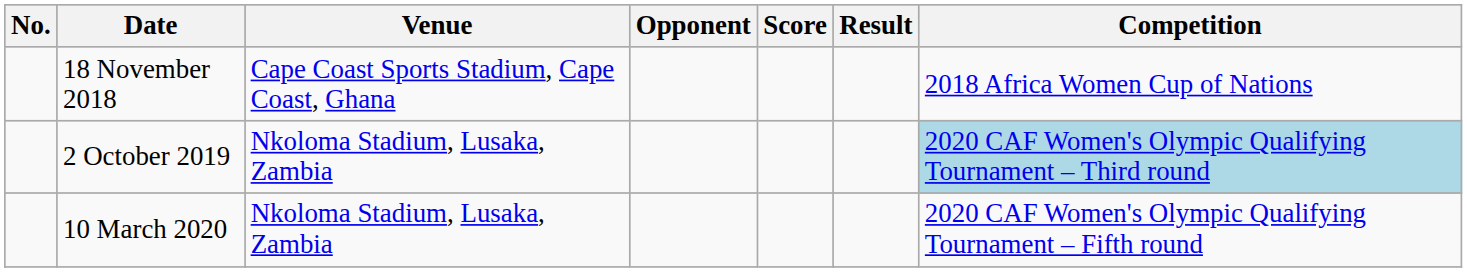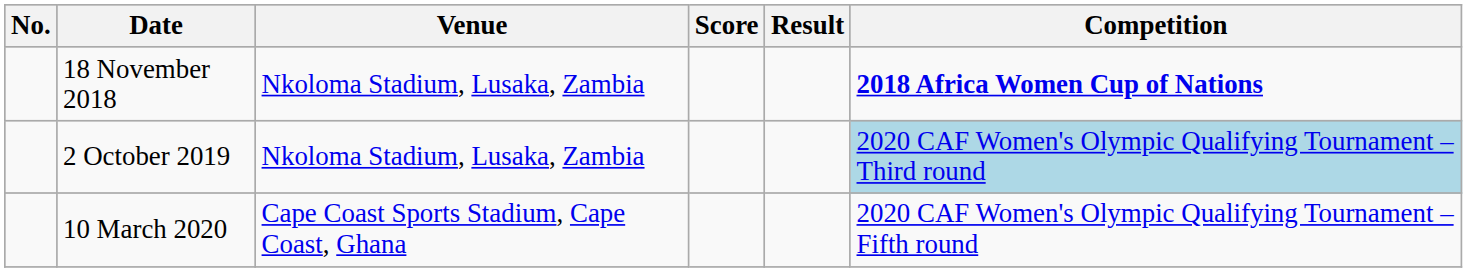- column: (693, 25)
(432, 83) Cape Coast Sports Stadium, Cape Coast, Ghana -> (453, 83) Nkoloma Stadium, Lusaka, Zambia
(1119, 83) normal -> (1060, 83) bold
(398, 229) Nkoloma Stadium, Lusaka, Zambia -> (443, 229) Cape Coast Sports Stadium, Cape Coast, Ghana
